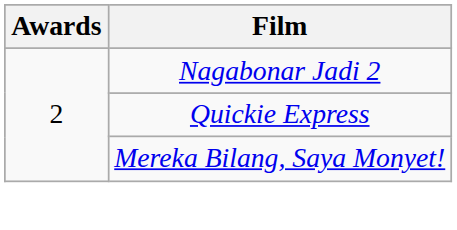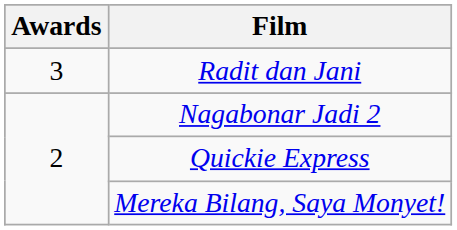+ row: (280, 70)
